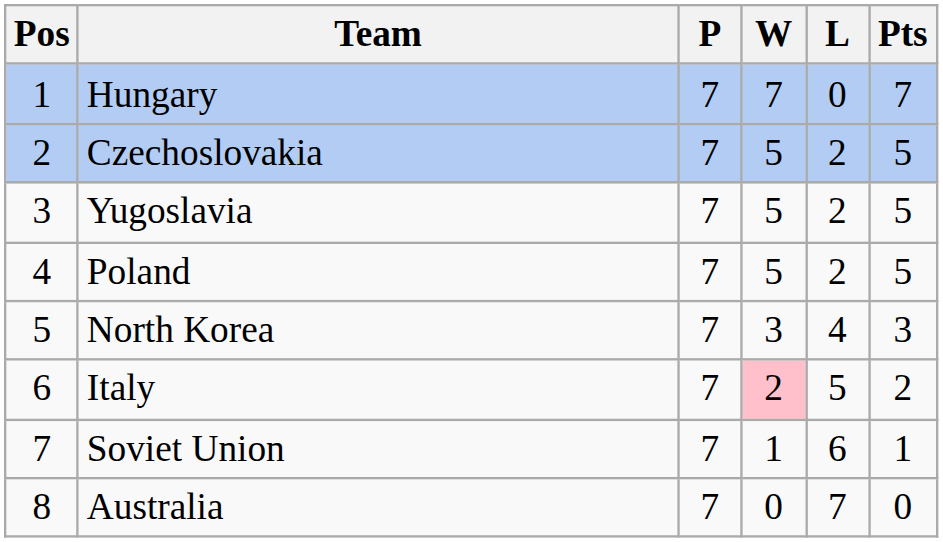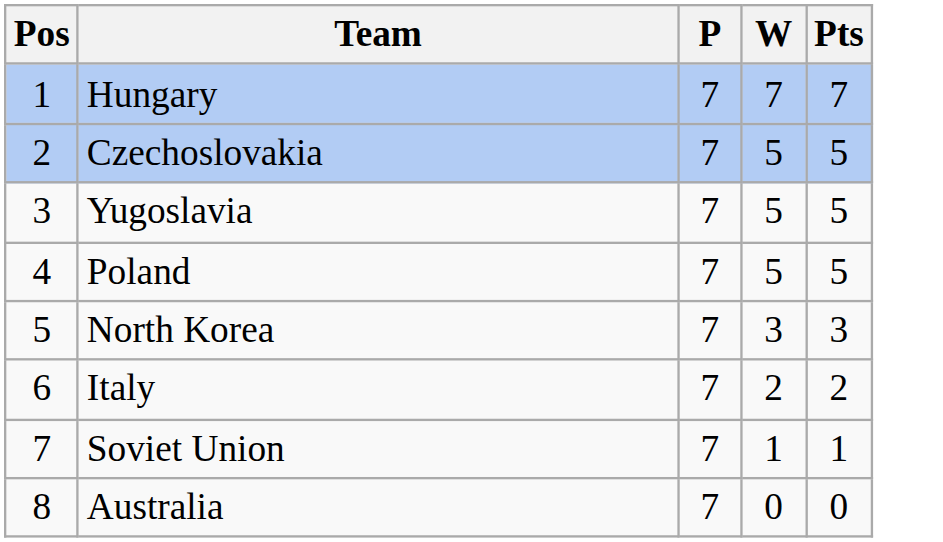- column: (837, 34)
(774, 388) pink background -> (774, 388) no background
